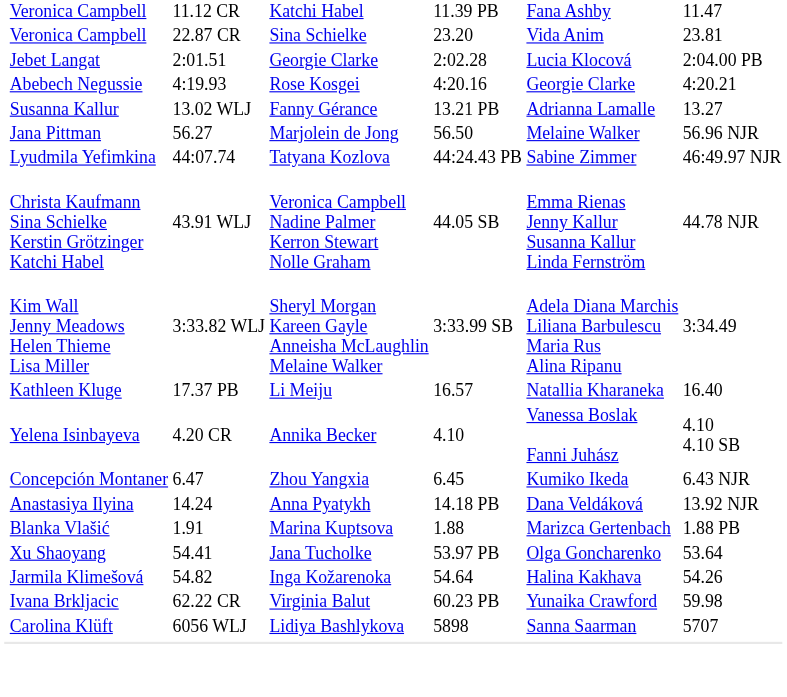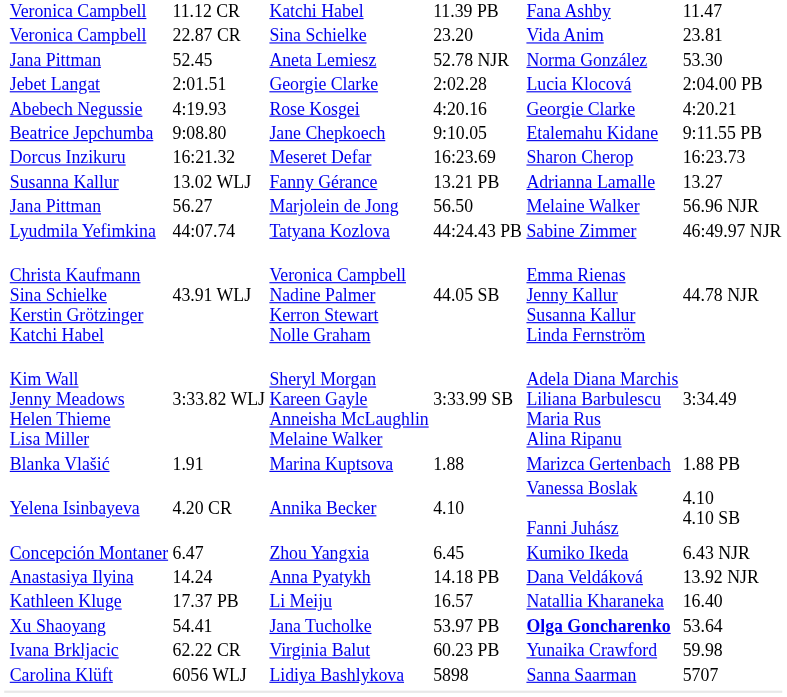+ row: (55, 60)
+ row: (82, 133)
+ row: (68, 157)
rows swapped: (60, 528) <-> (66, 390)
(594, 552) normal -> (599, 626) bold
- row: (77, 577)
